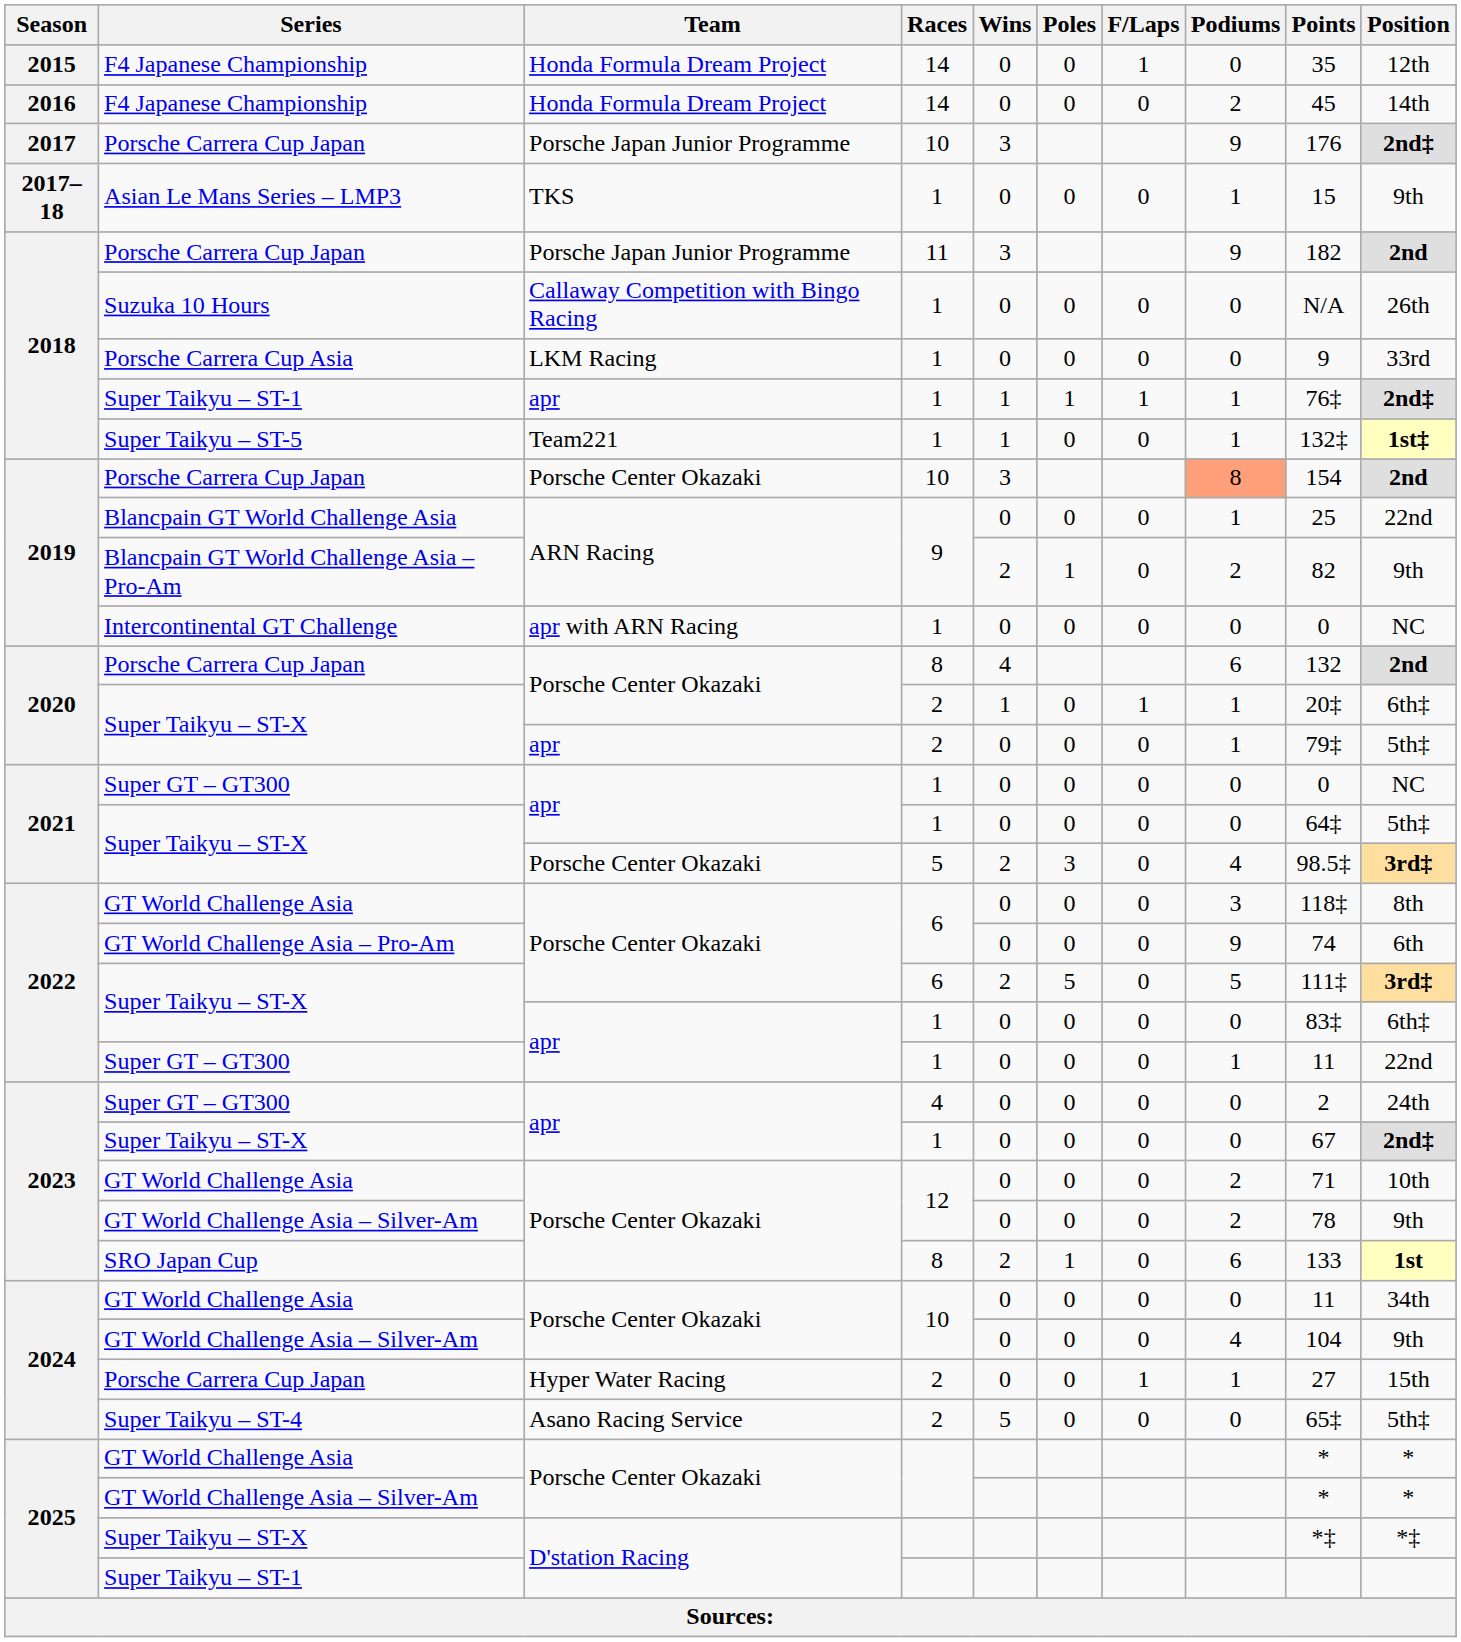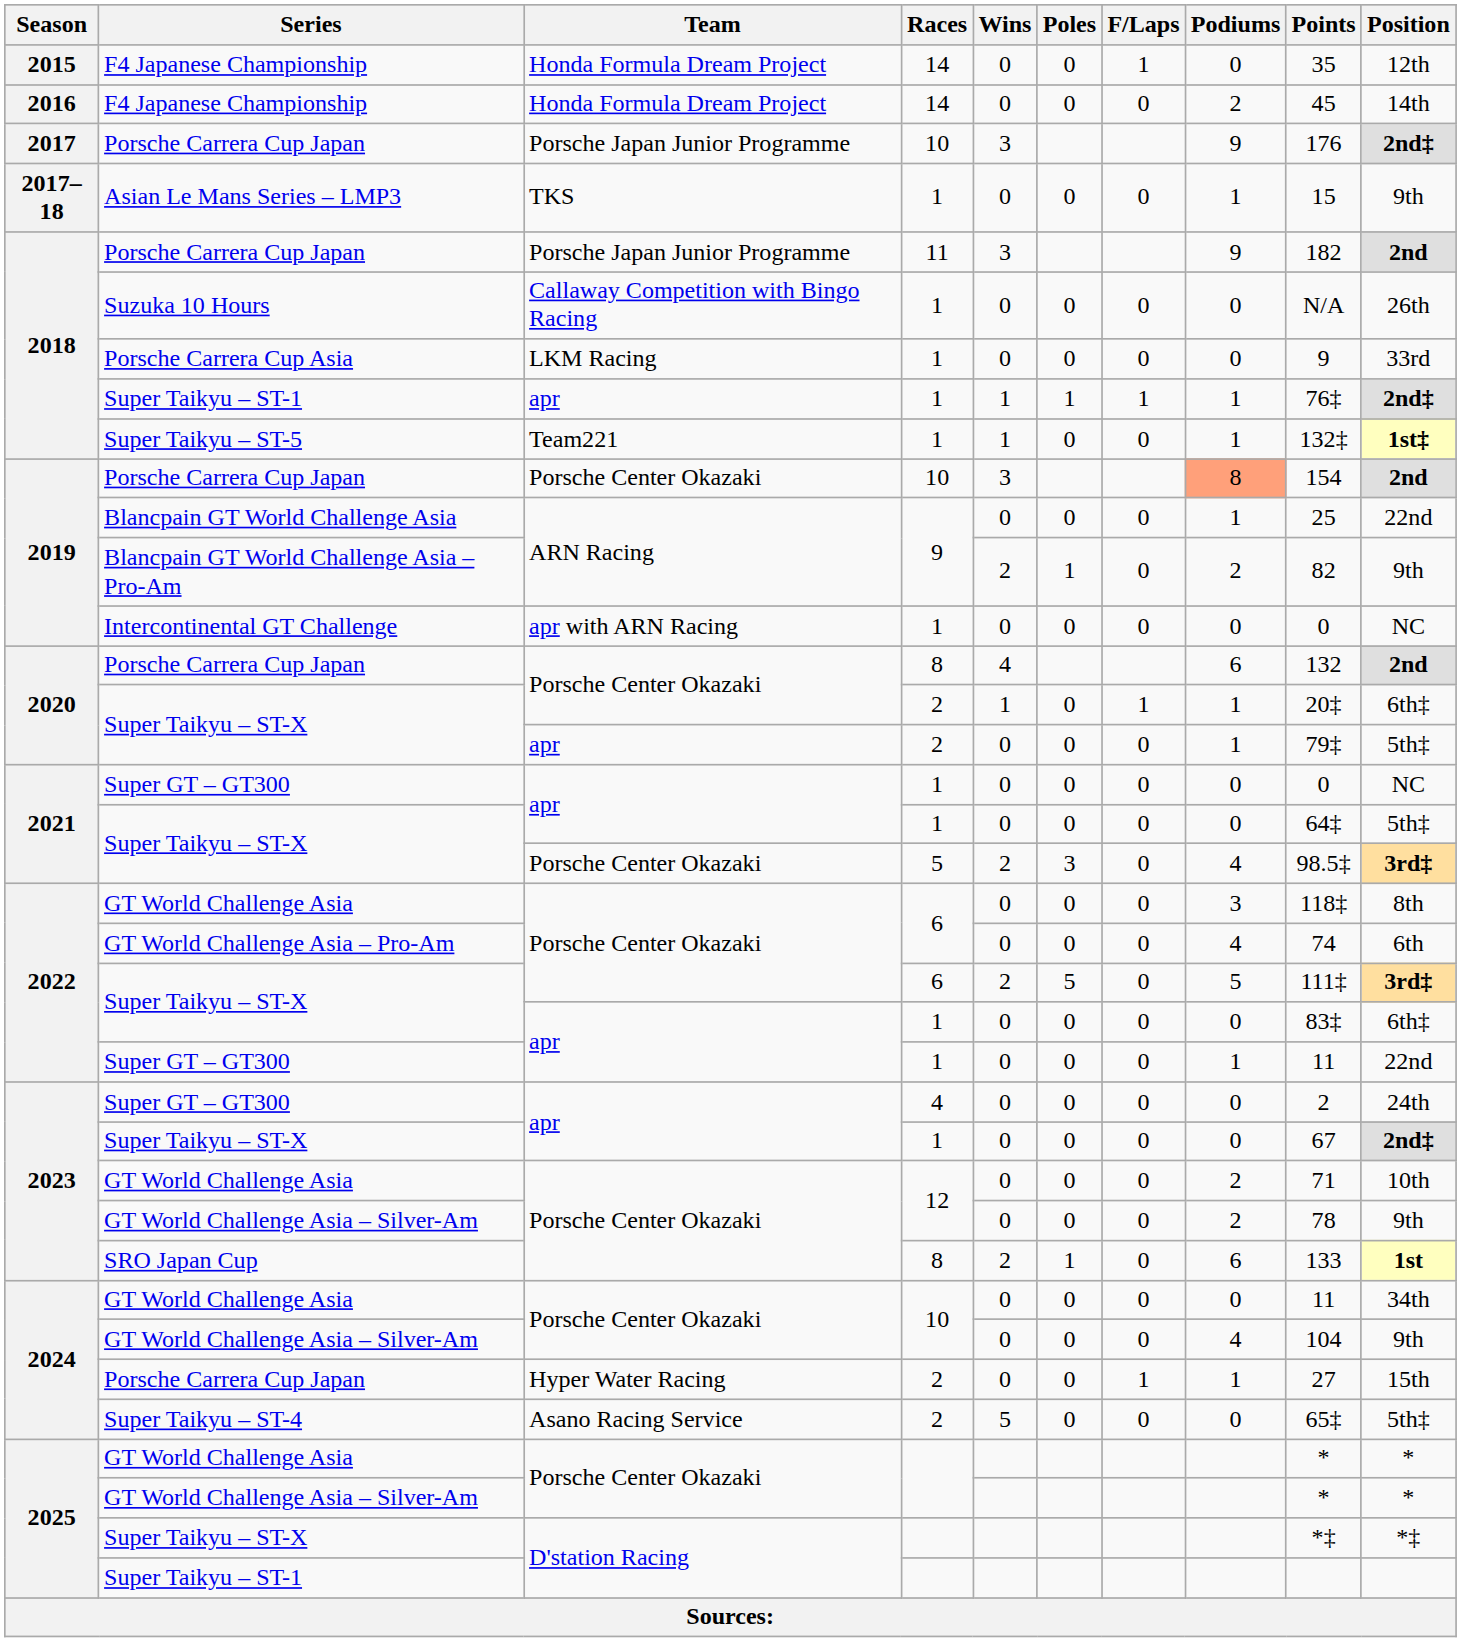(1236, 942) 9 -> (1236, 942) 4
